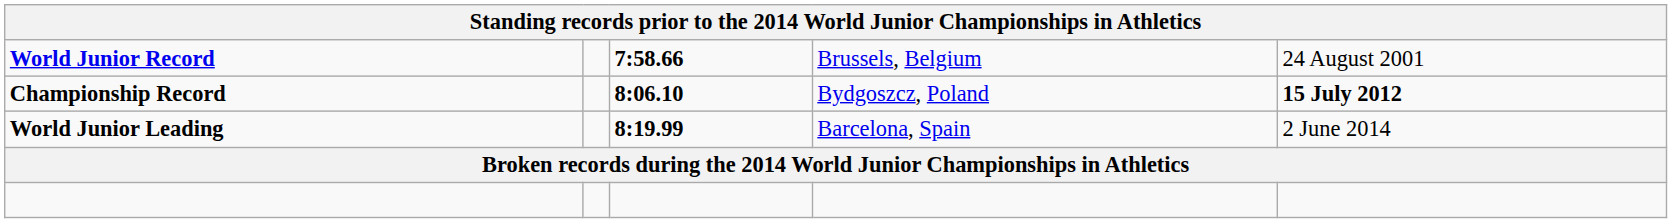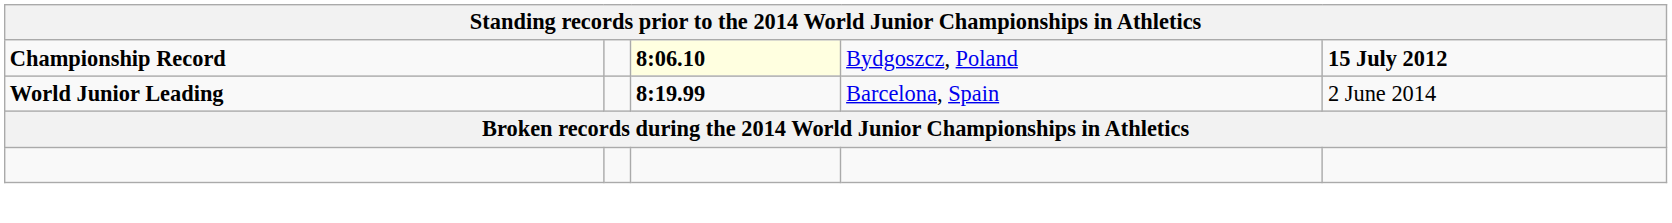- row: (112, 57)
(649, 93) no background -> (671, 57) lightyellow background
